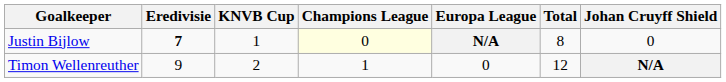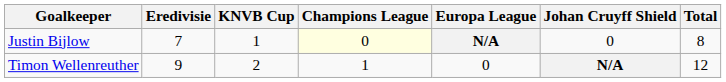columns swapped: (651, 16) <-> (560, 16)
(178, 41) bold -> (178, 41) normal
